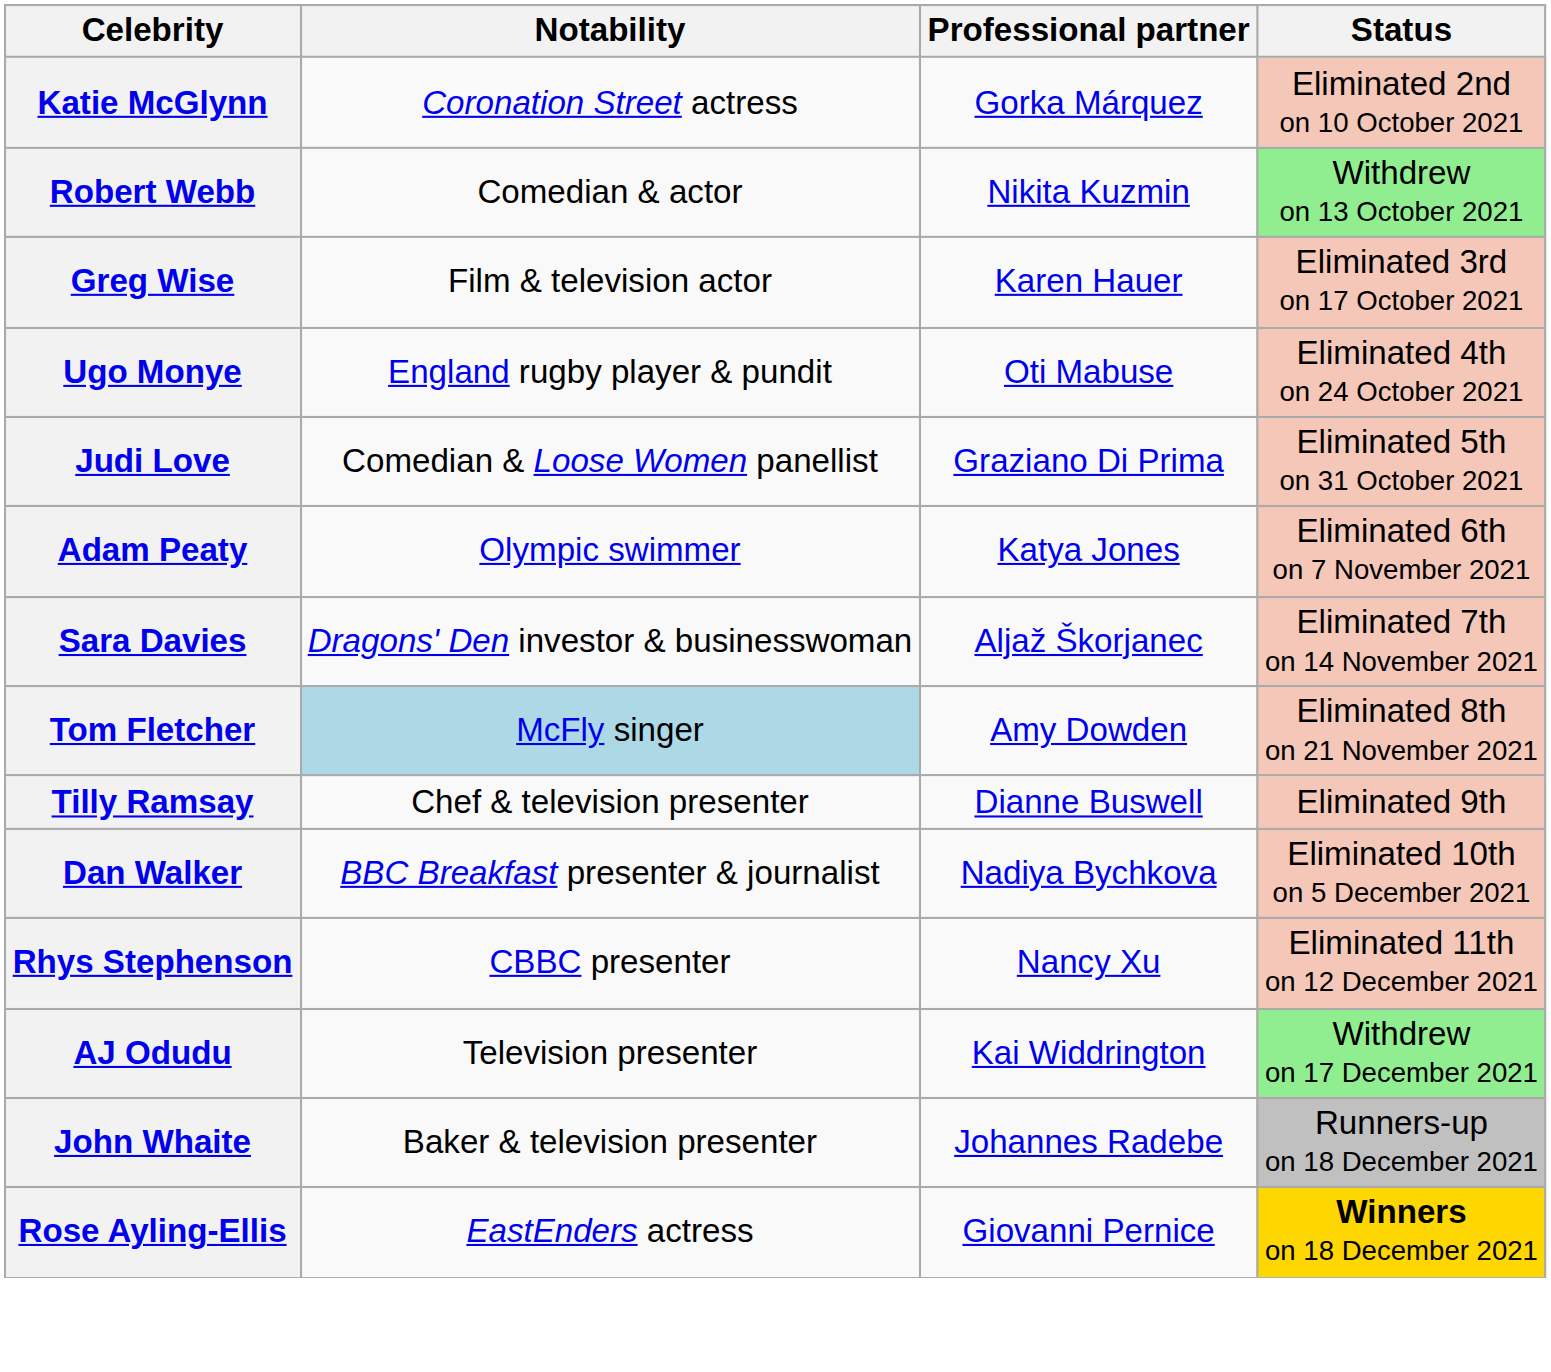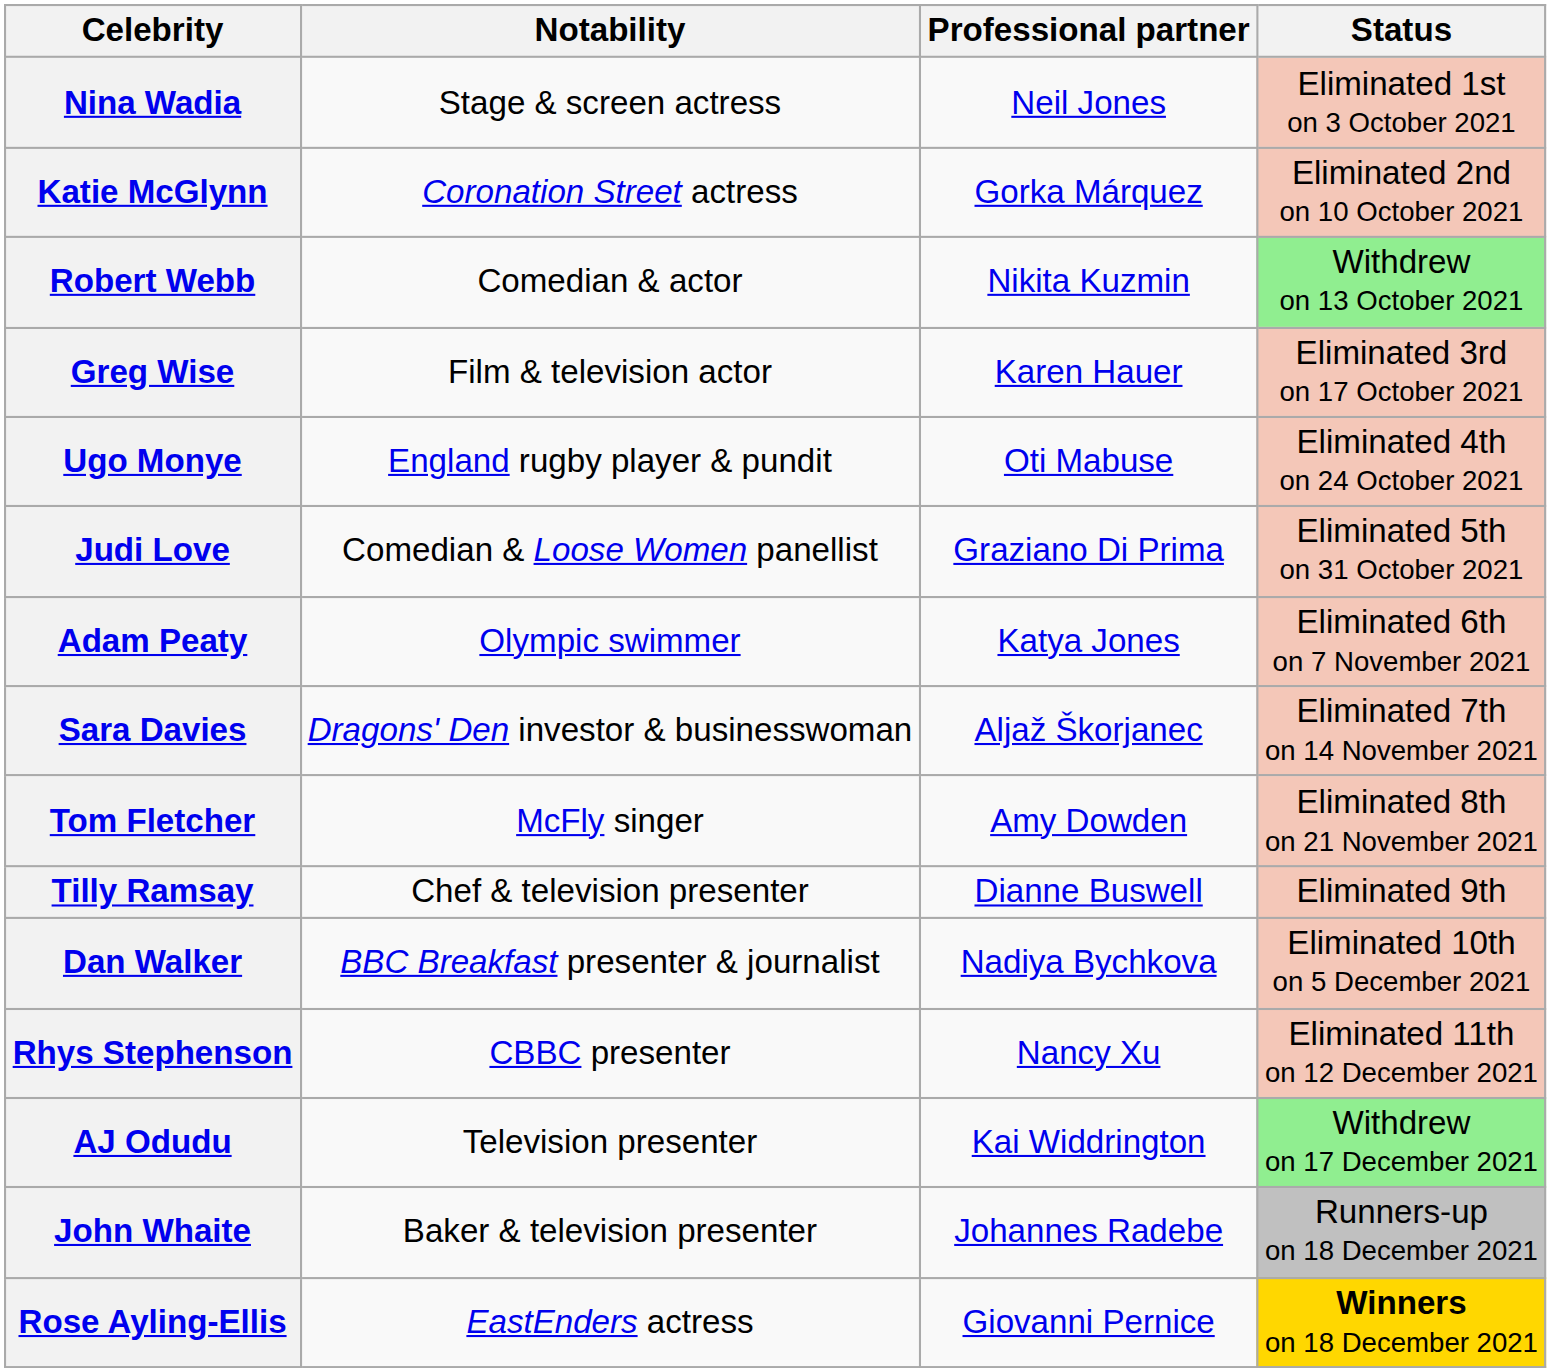+ row: (153, 101)
(610, 730) lightblue background -> (610, 820) no background
